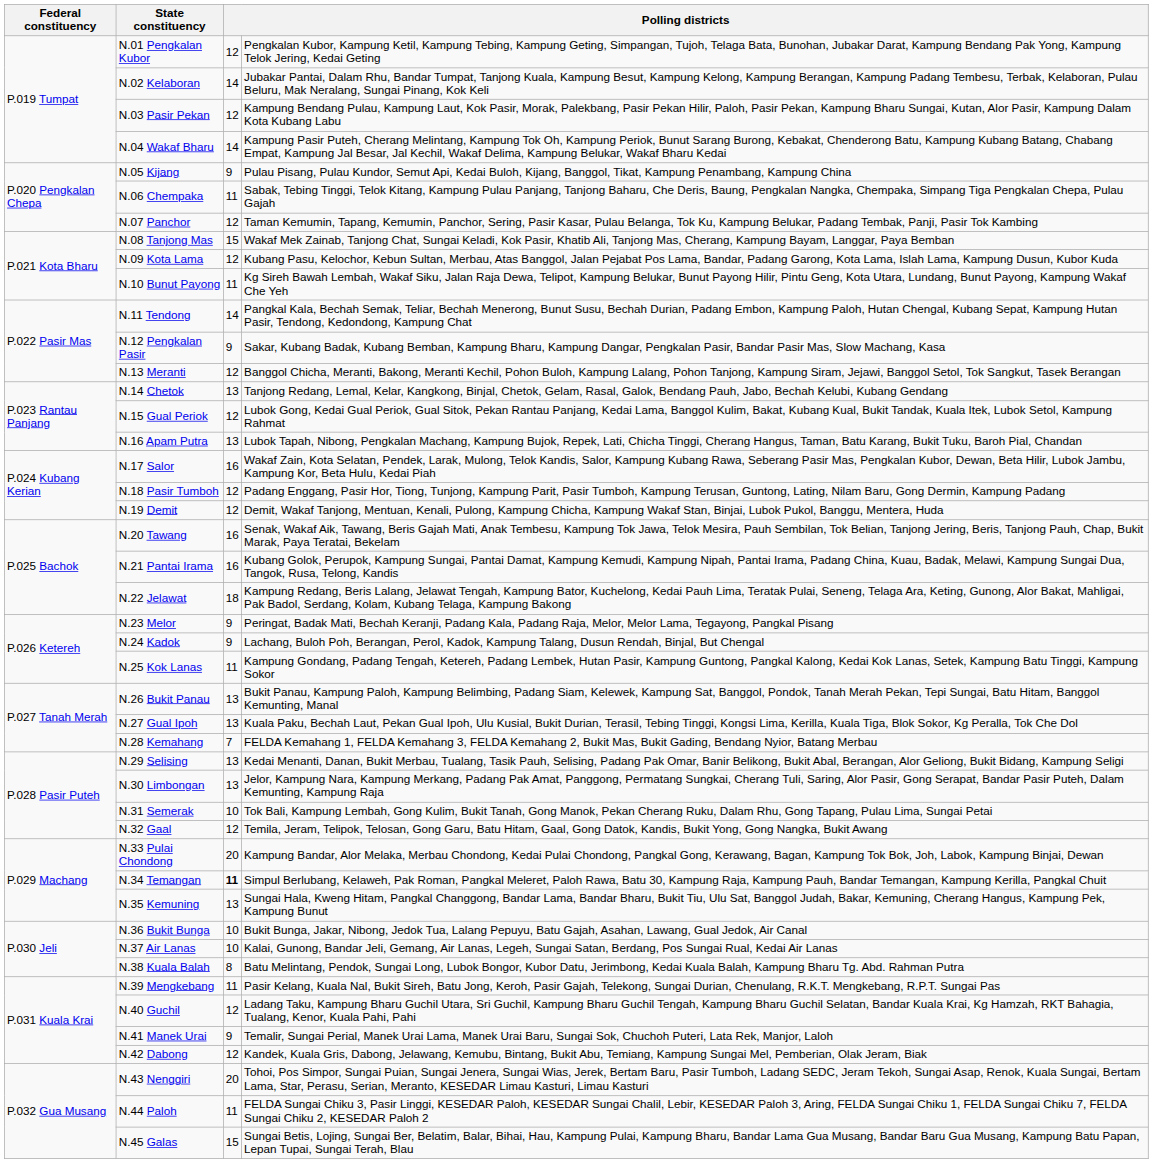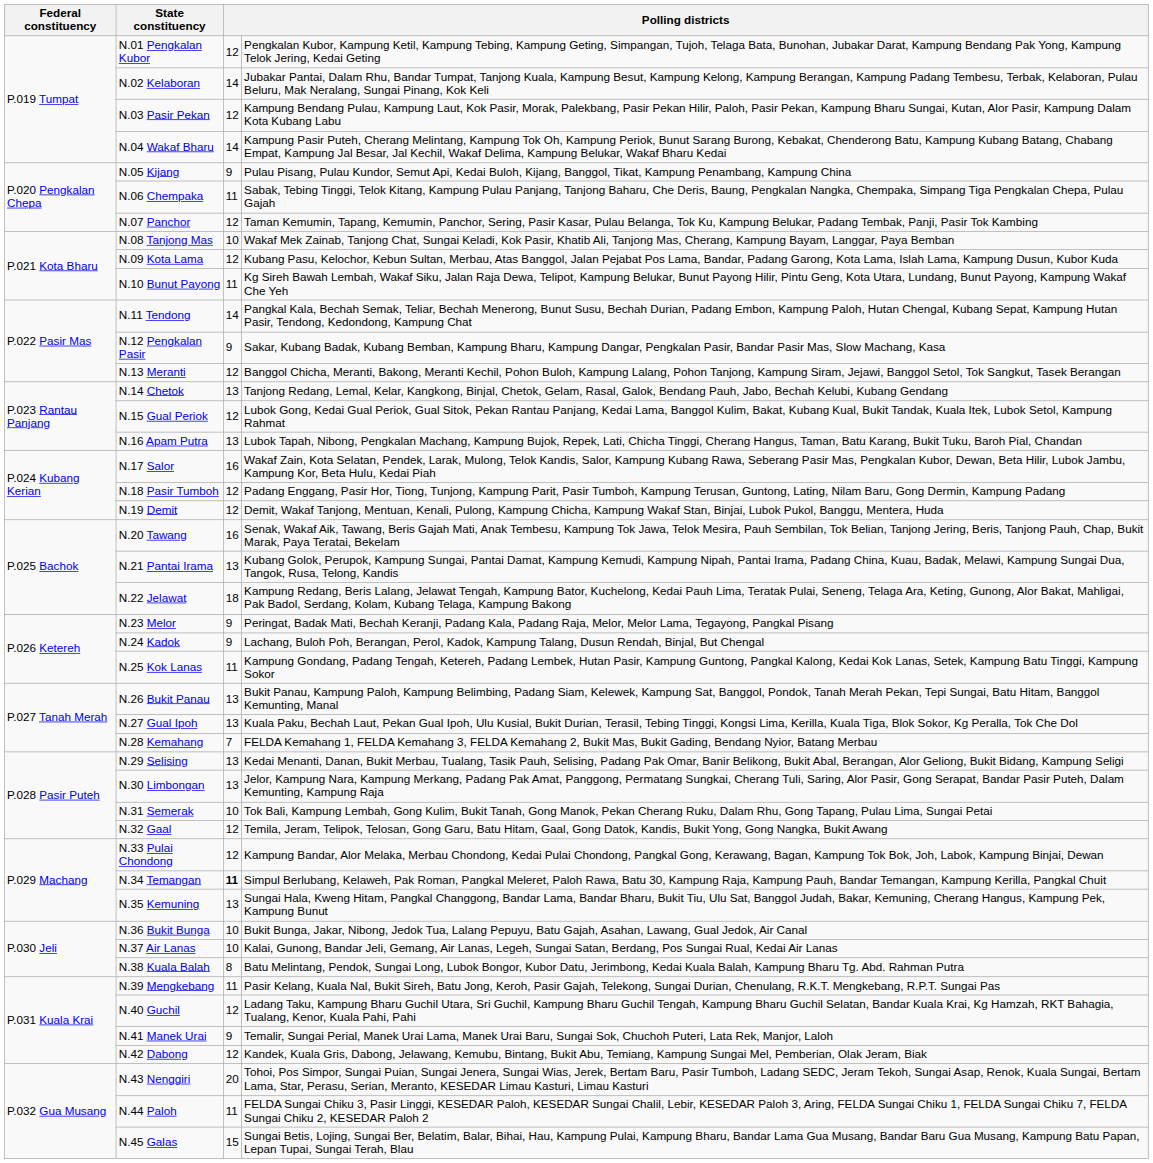(232, 240) 15 -> (232, 240) 10
(232, 567) 16 -> (232, 567) 13
(232, 854) 20 -> (232, 854) 12
